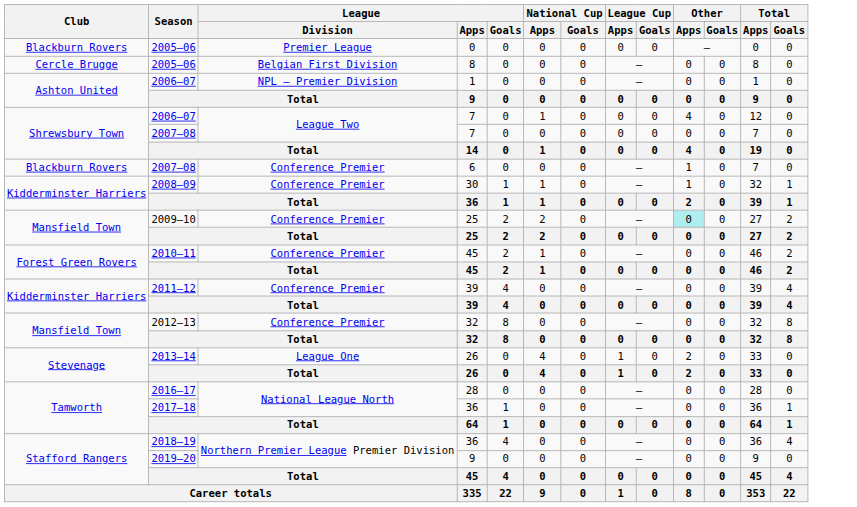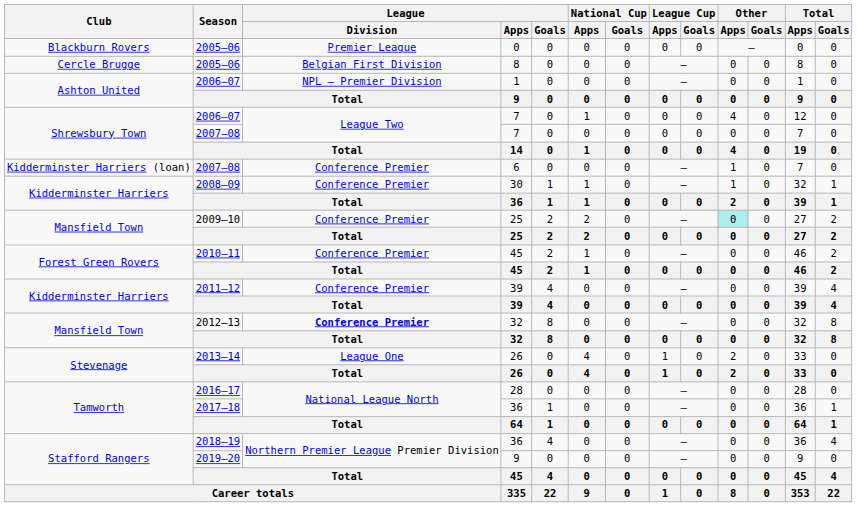(77, 167) Blackburn Rovers -> (99, 167) Kidderminster Harriers (loan)
(328, 322) normal -> (372, 322) bold
